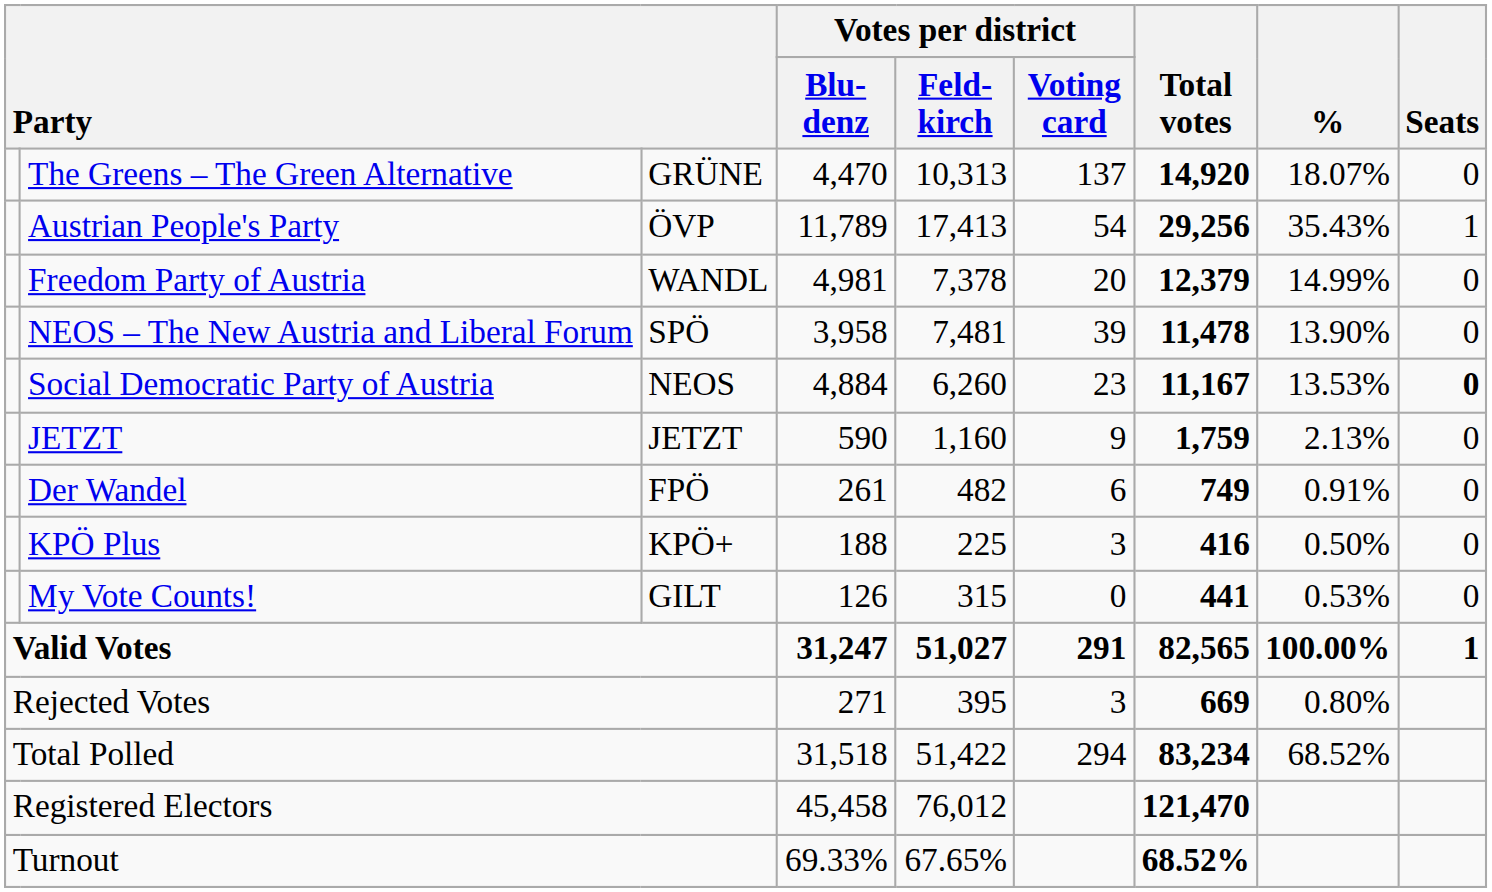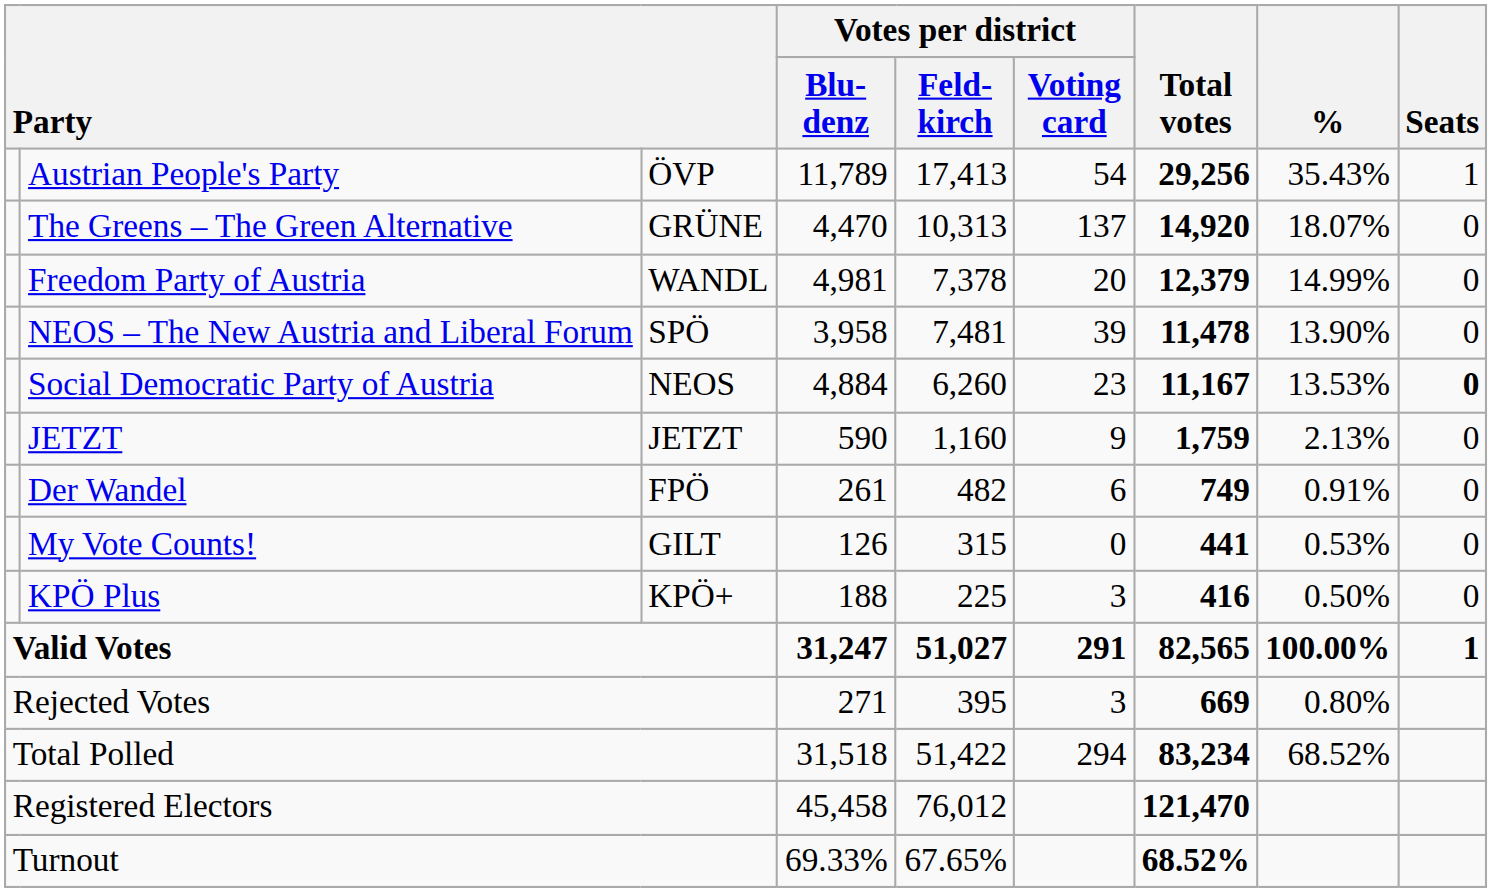rows swapped: (184, 226) <-> (270, 173)
rows swapped: (142, 596) <-> (94, 543)
